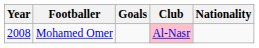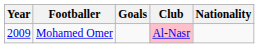(19, 33) 2008 -> (19, 33) 2009
